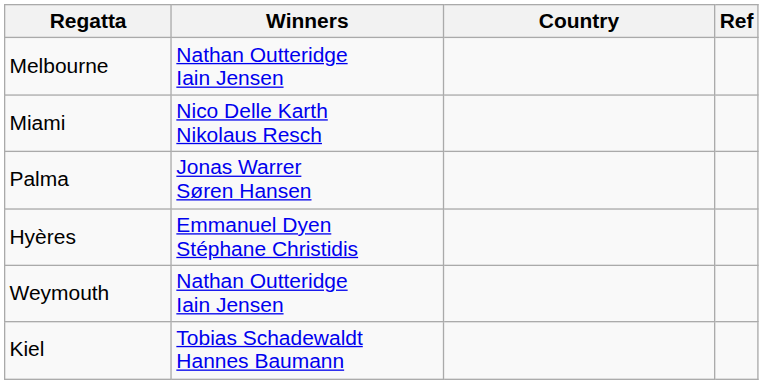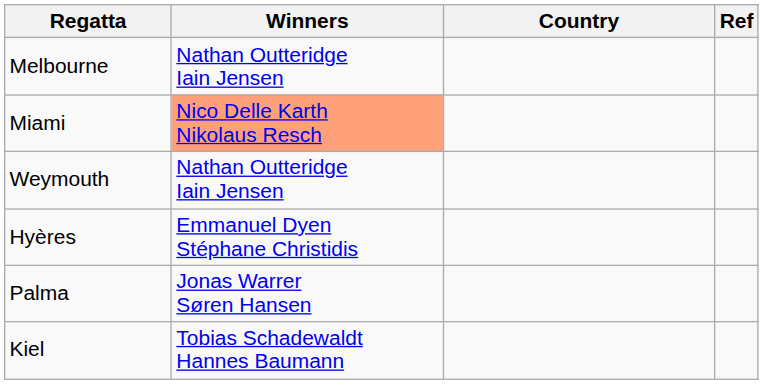(252, 122) no background -> (252, 122) lightsalmon background
rows swapped: (39, 179) <-> (59, 293)
